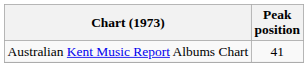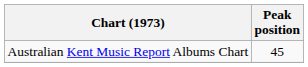(277, 51) 41 -> (277, 51) 45
